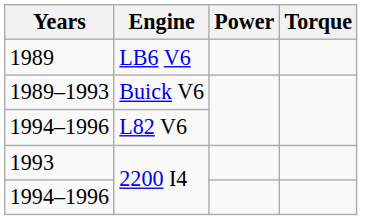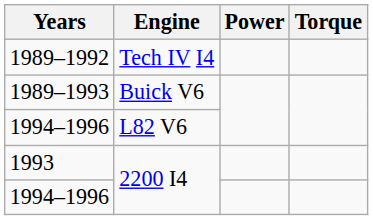+ row: (59, 57)
- row: (32, 57)
